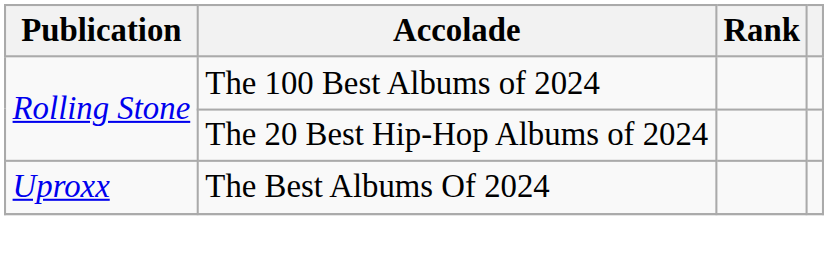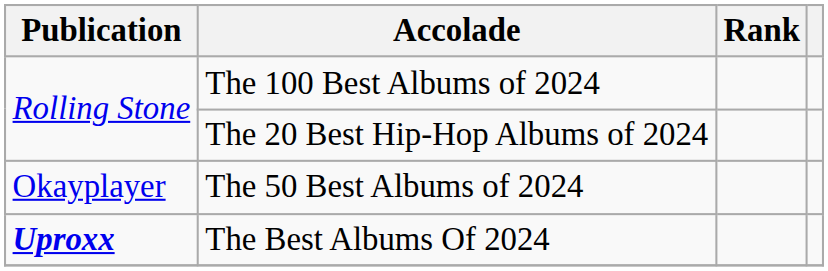+ row: (394, 186)
(61, 186) normal -> (64, 238) bold
